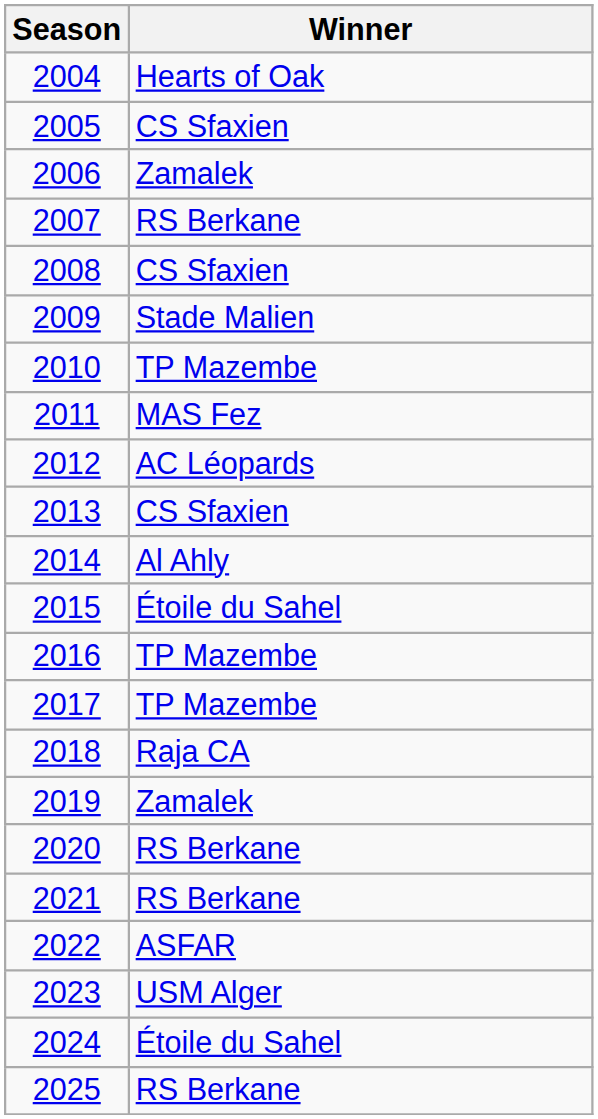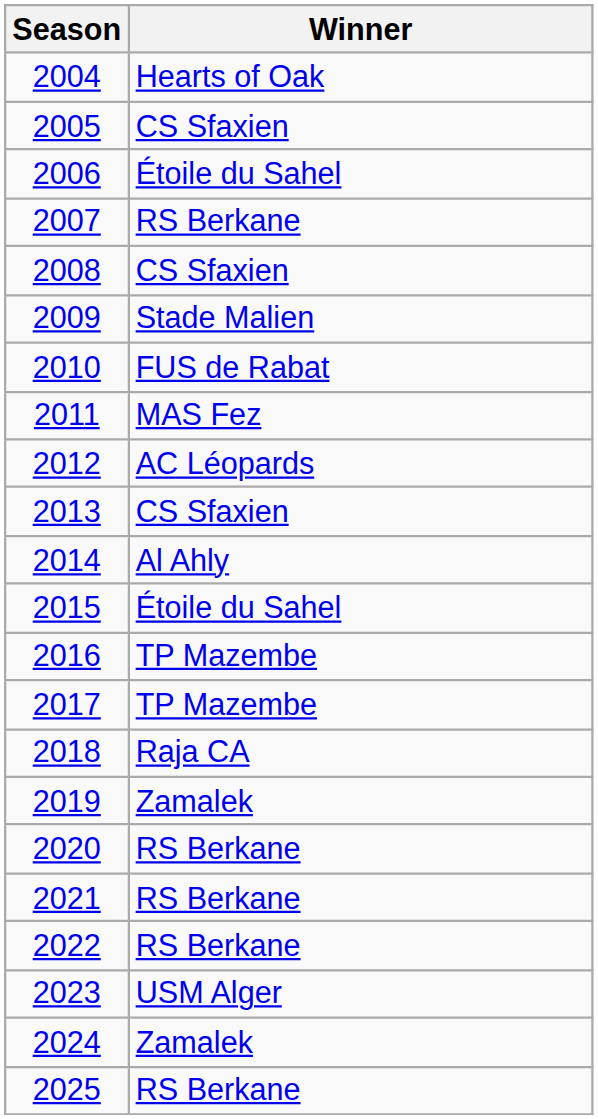(199, 174) Zamalek -> (239, 174) Étoile du Sahel
(231, 366) TP Mazembe -> (233, 366) FUS de Rabat
(186, 945) ASFAR -> (222, 945) RS Berkane
(239, 1042) Étoile du Sahel -> (199, 1042) Zamalek
